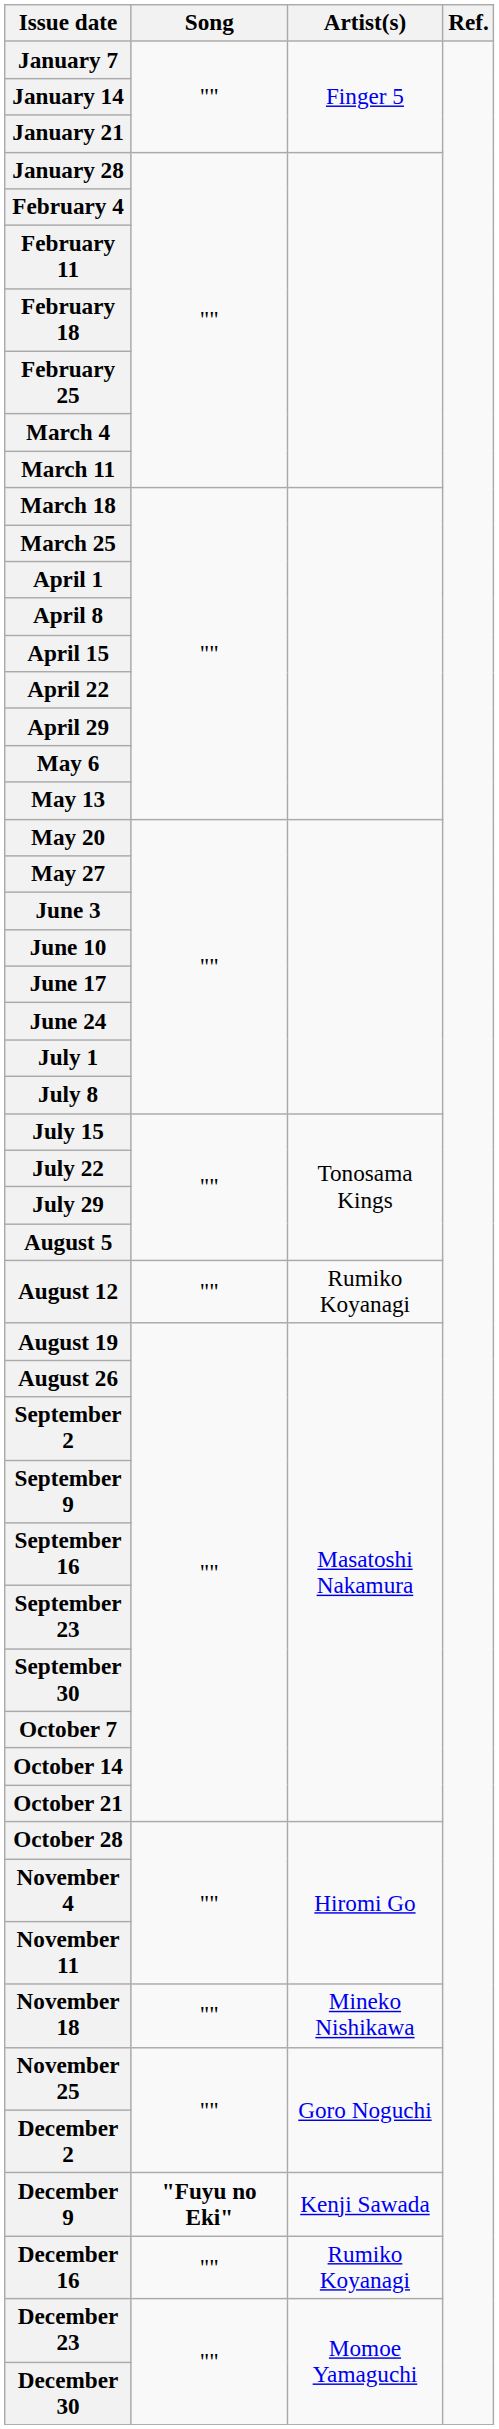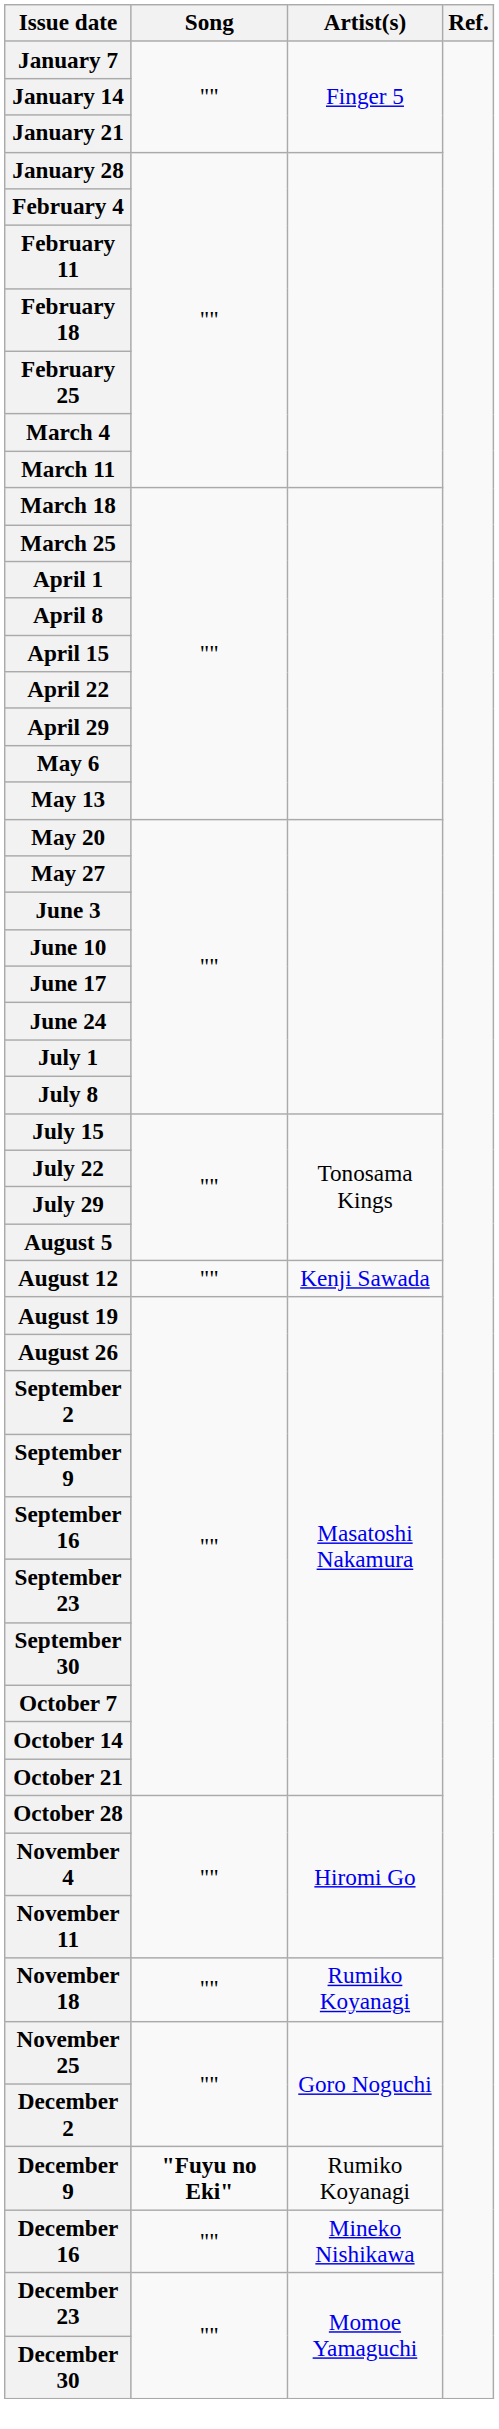(365, 1291) Rumiko Koyanagi -> (365, 1278) Kenji Sawada
(365, 2015) Mineko Nishikawa -> (365, 1989) Rumiko Koyanagi
(365, 2204) Kenji Sawada -> (365, 2178) Rumiko Koyanagi
(365, 2267) Rumiko Koyanagi -> (365, 2241) Mineko Nishikawa
